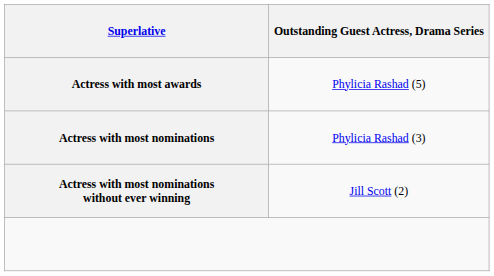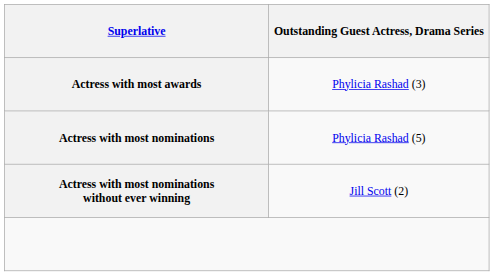(379, 84) Phylicia Rashad (5) -> (379, 84) Phylicia Rashad (3)
(379, 137) Phylicia Rashad (3) -> (379, 137) Phylicia Rashad (5)
